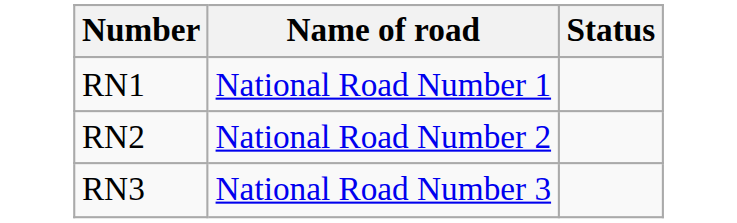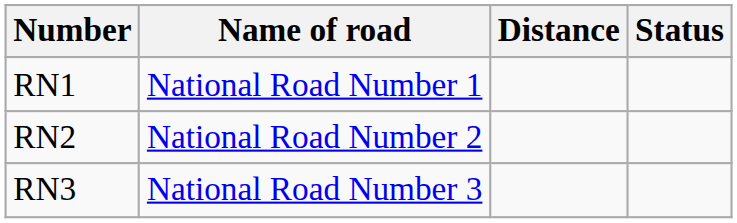+ column: (559, 30)
